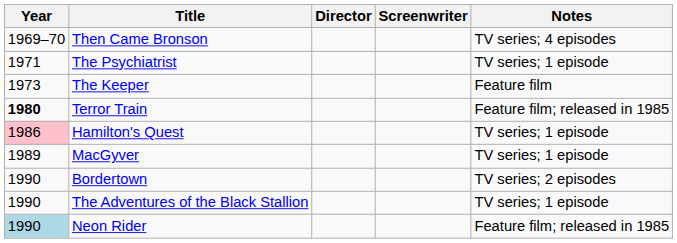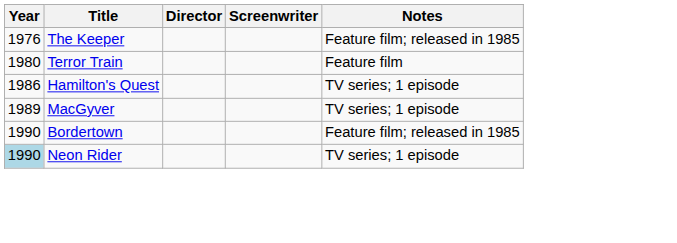- row: (140, 39)
- row: (124, 62)
(24, 86) 1973 -> (24, 39) 1976
(513, 86) Feature film -> (422, 39) Feature film; released in 1985
(24, 109) bold -> (24, 62) normal
(572, 109) Feature film; released in 1985 -> (364, 62) Feature film
(24, 132) pink background -> (24, 86) no background
(545, 179) TV series; 2 episodes -> (422, 132) Feature film; released in 1985
- row: (190, 202)
(572, 226) Feature film; released in 1985 -> (392, 156) TV series; 1 episode
